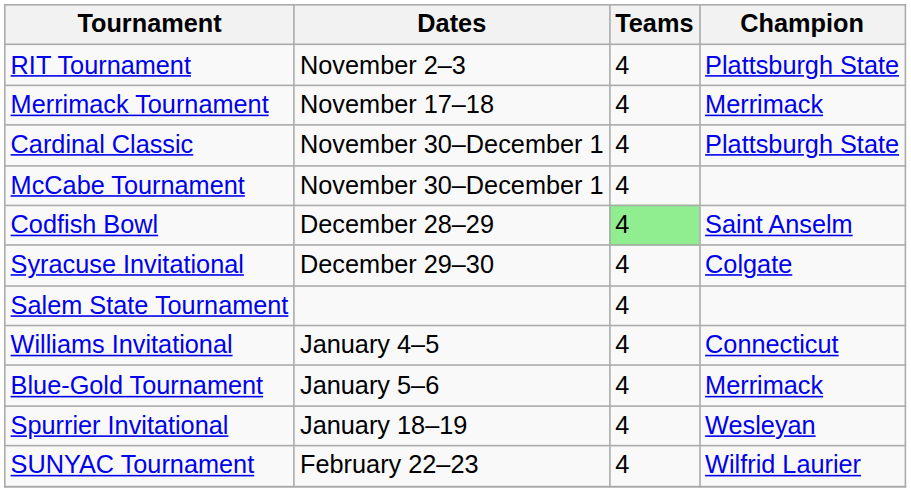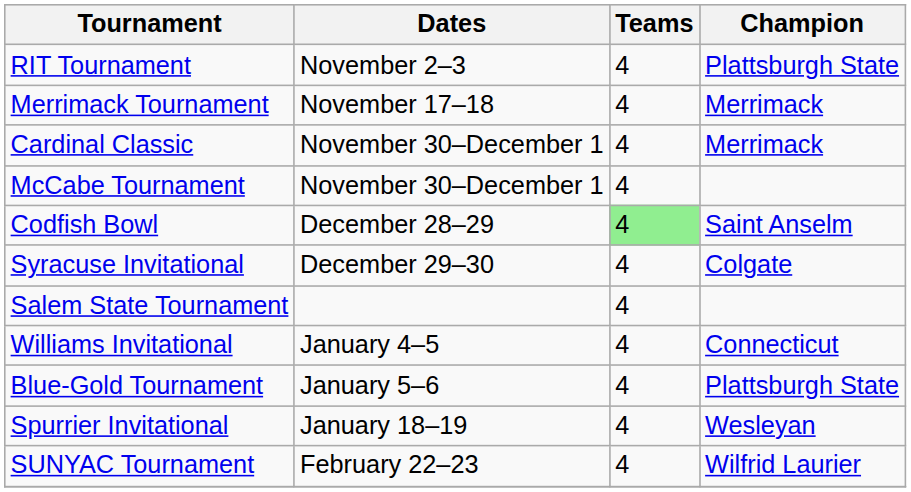(802, 144) Plattsburgh State -> (764, 144) Merrimack
(764, 385) Merrimack -> (802, 385) Plattsburgh State
